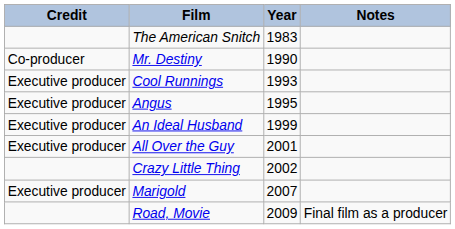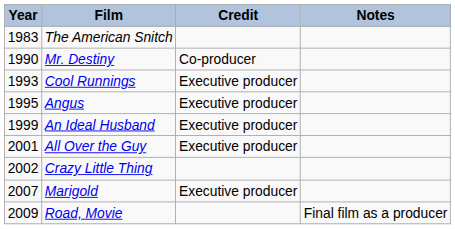columns swapped: (282, 16) <-> (67, 16)
